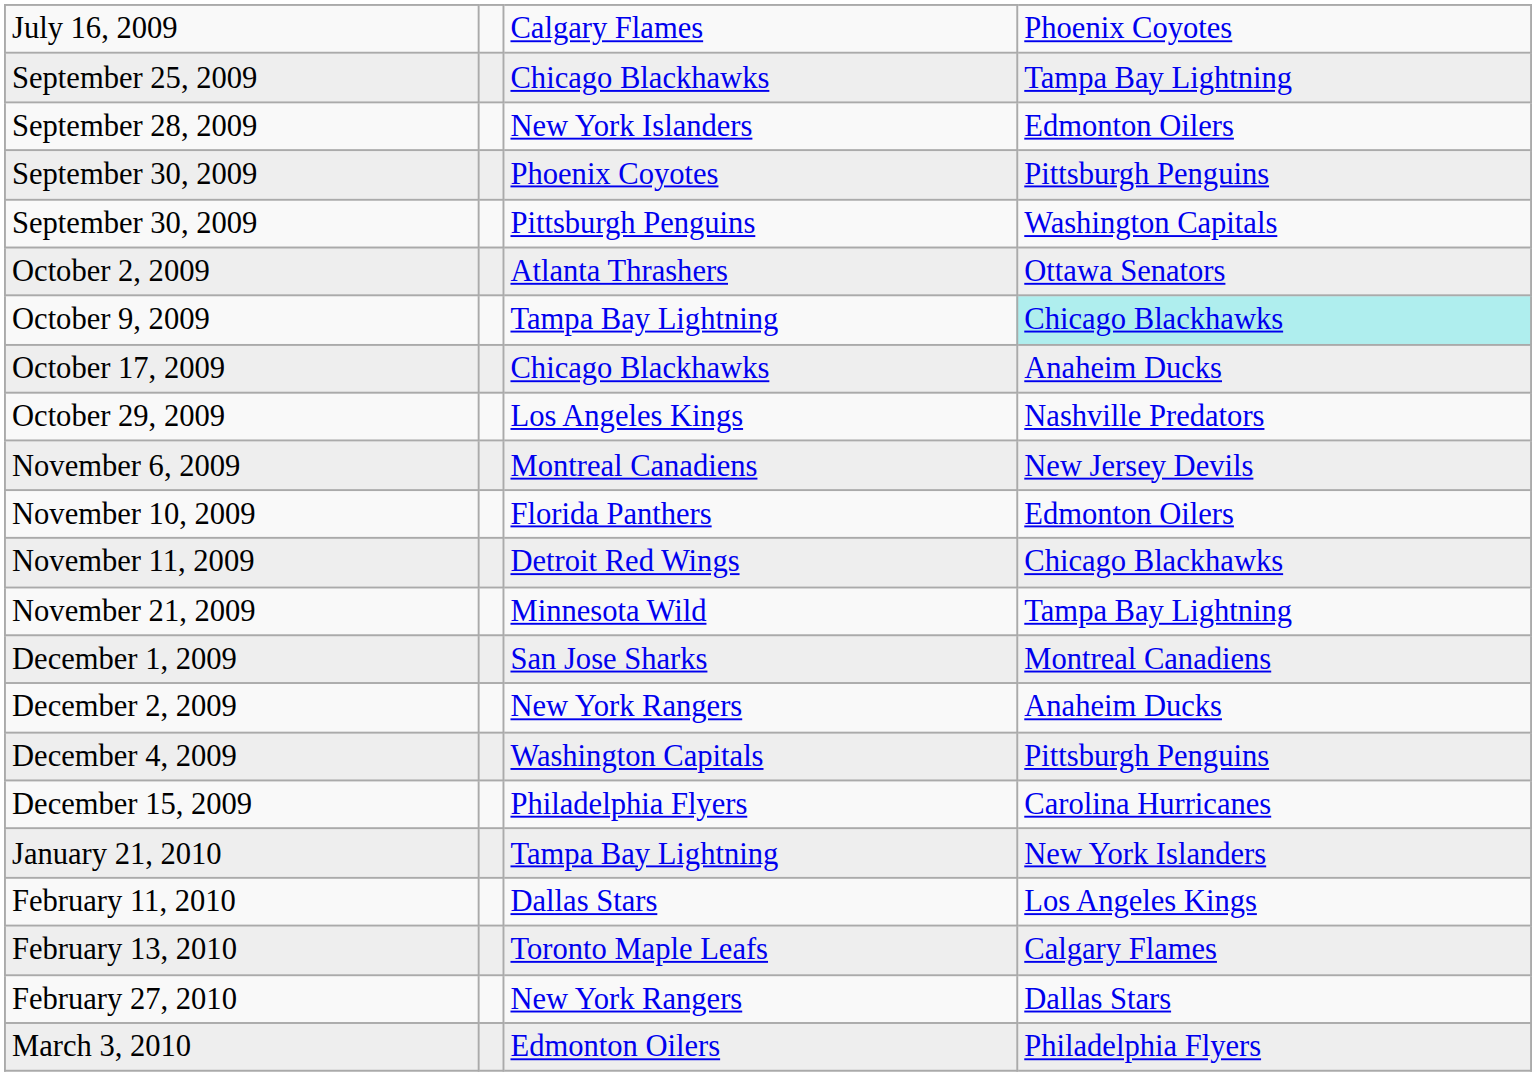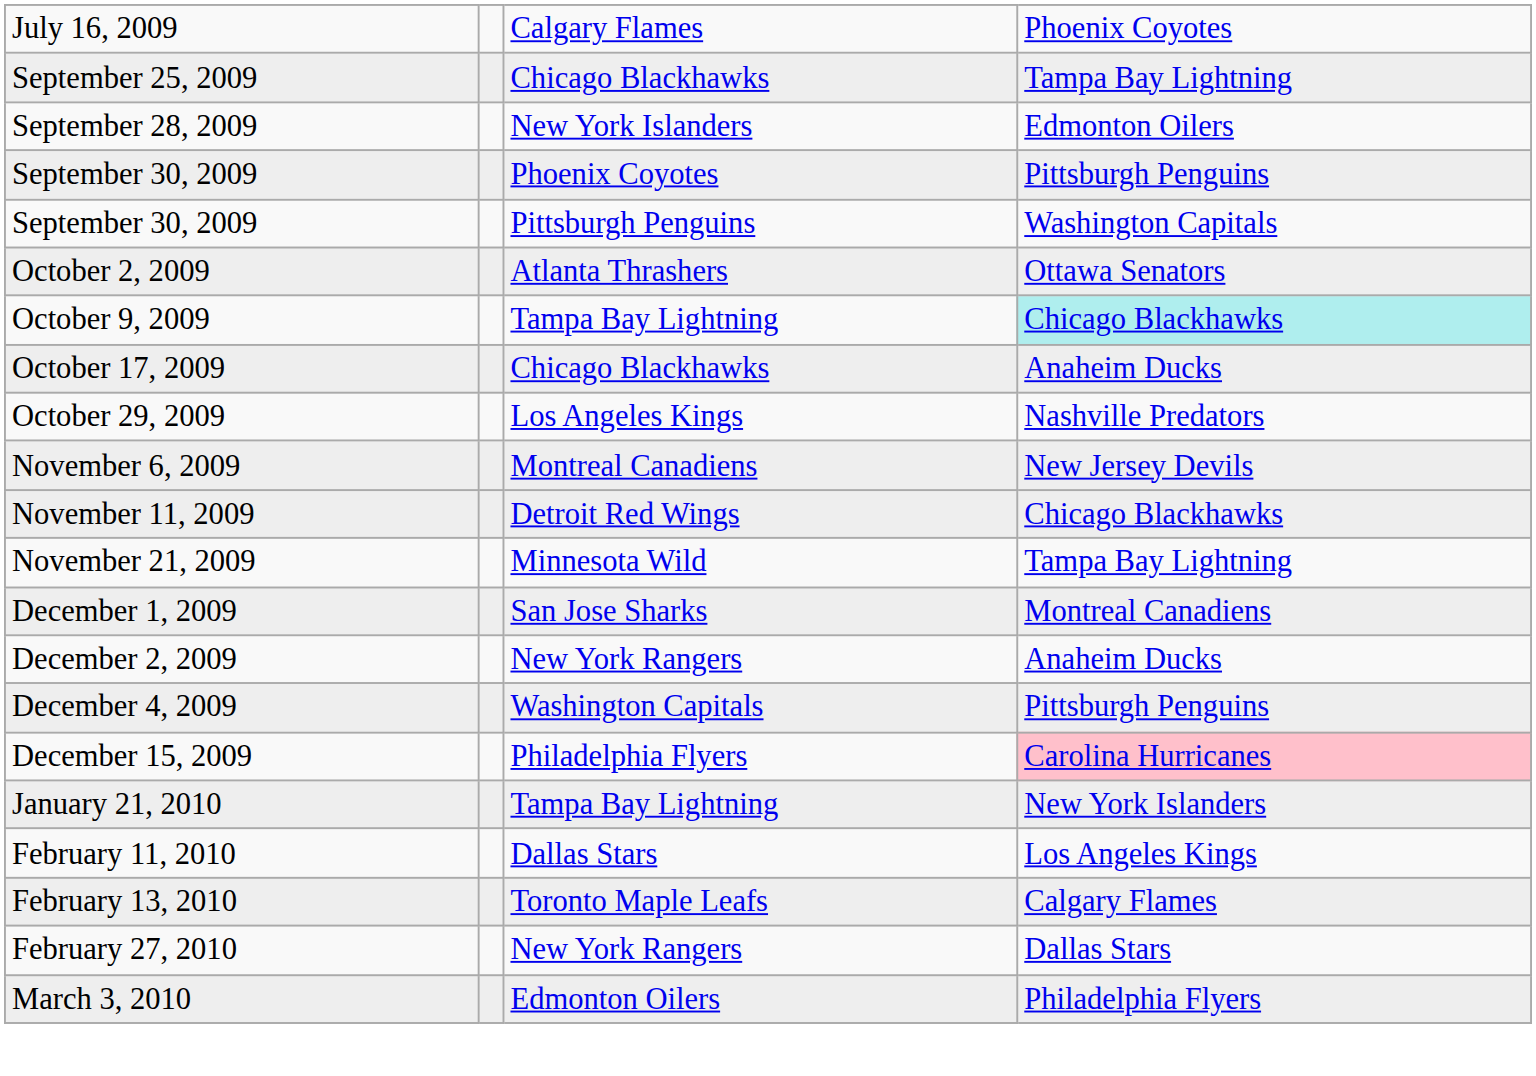- row: (134, 513)
(1148, 804) no background -> (1148, 755) pink background
